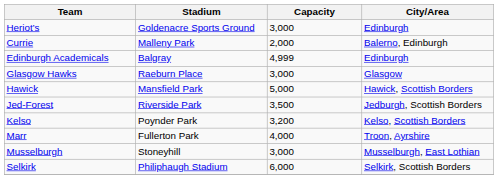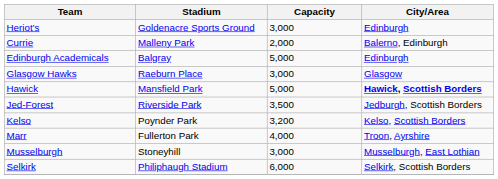(282, 58) 4,999 -> (282, 58) 5,000
(418, 89) normal -> (423, 89) bold
